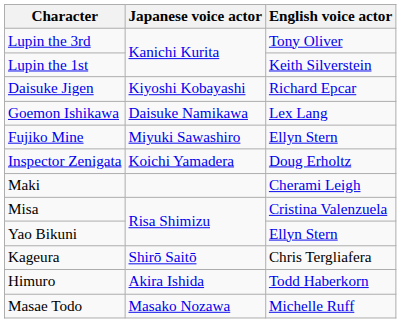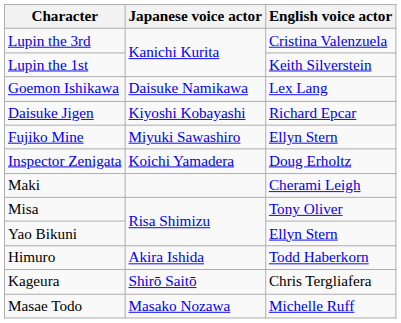(306, 40) Tony Oliver -> (328, 40) Cristina Valenzuela
rows swapped: (51, 88) <-> (63, 112)
(328, 209) Cristina Valenzuela -> (306, 209) Tony Oliver
rows swapped: (32, 281) <-> (34, 257)
